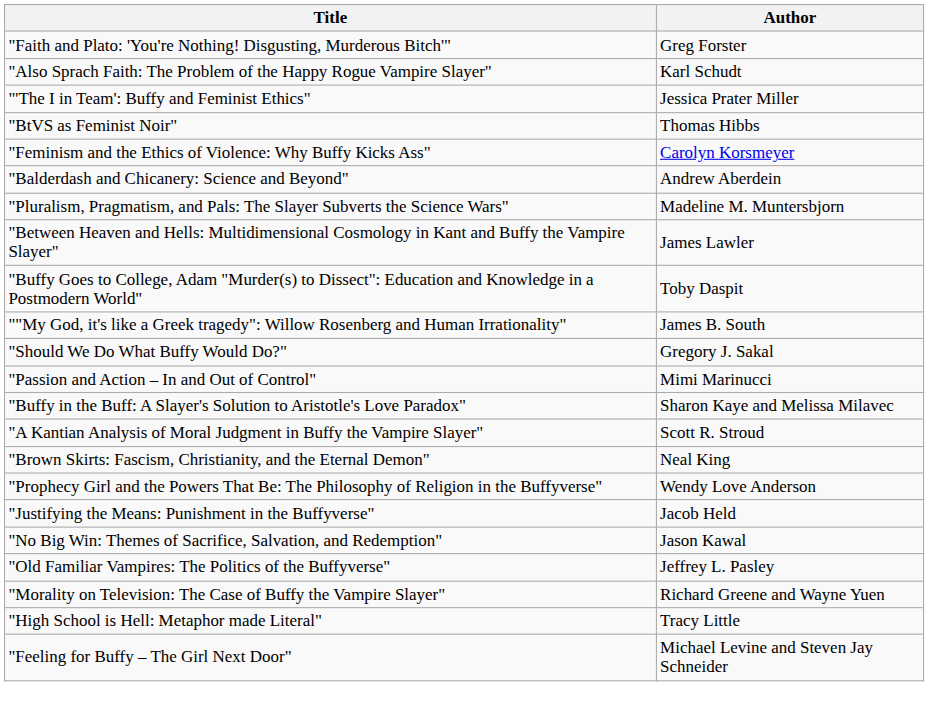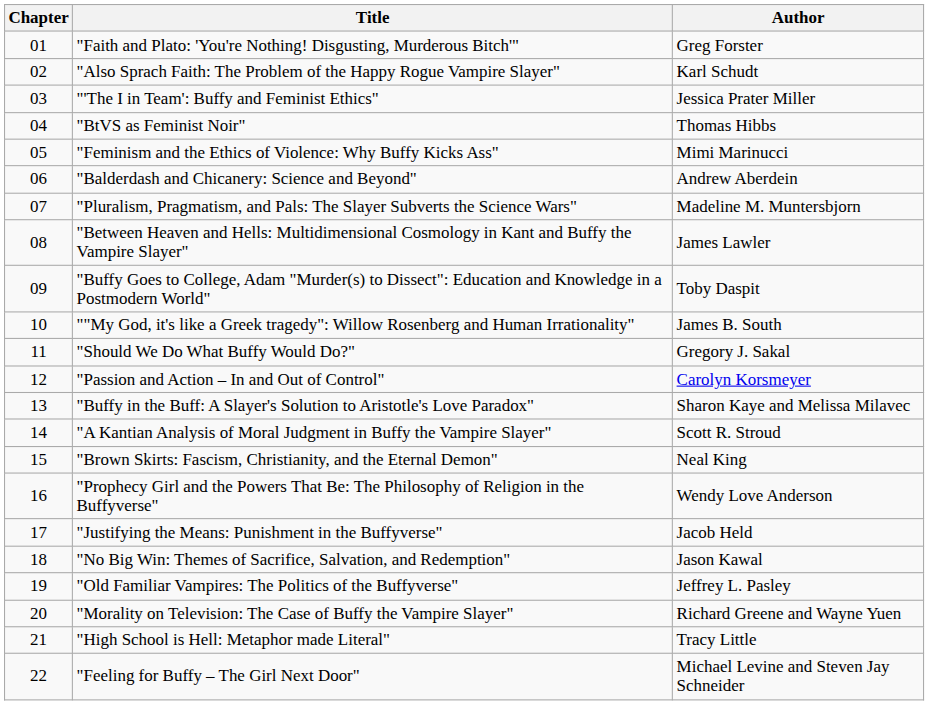+ column: (39, 17)
(727, 152) Carolyn Korsmeyer -> (732, 152) Mimi Marinucci
(716, 378) Mimi Marinucci -> (744, 378) Carolyn Korsmeyer
